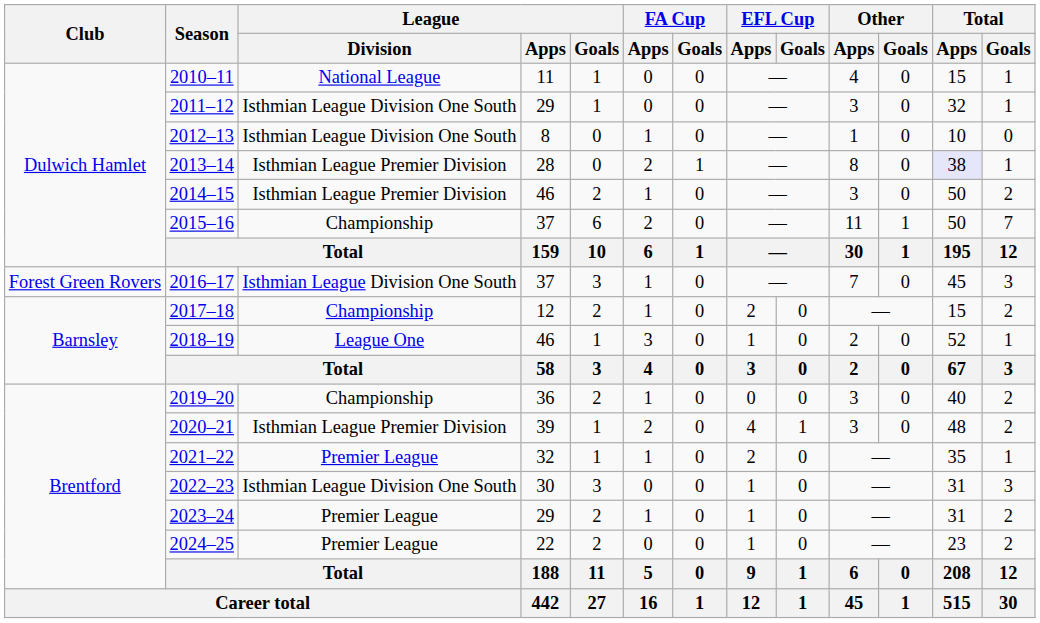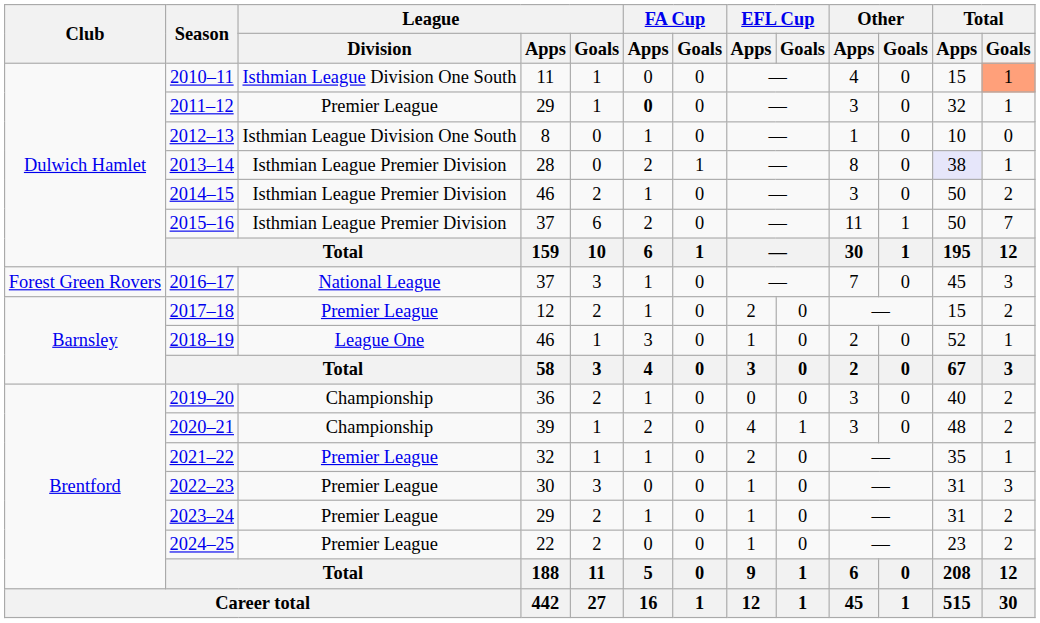(379, 77) National League -> (379, 77) Isthmian League Division One South
(1008, 77) no background -> (1008, 77) lightsalmon background
(379, 106) Isthmian League Division One South -> (379, 106) Premier League
(648, 106) normal -> (648, 106) bold
(379, 223) Championship -> (379, 223) Isthmian League Premier Division
(379, 281) Isthmian League Division One South -> (379, 281) National League
(379, 310) Championship -> (379, 310) Premier League
(379, 427) Isthmian League Premier Division -> (379, 427) Championship
(379, 485) Isthmian League Division One South -> (379, 485) Premier League
